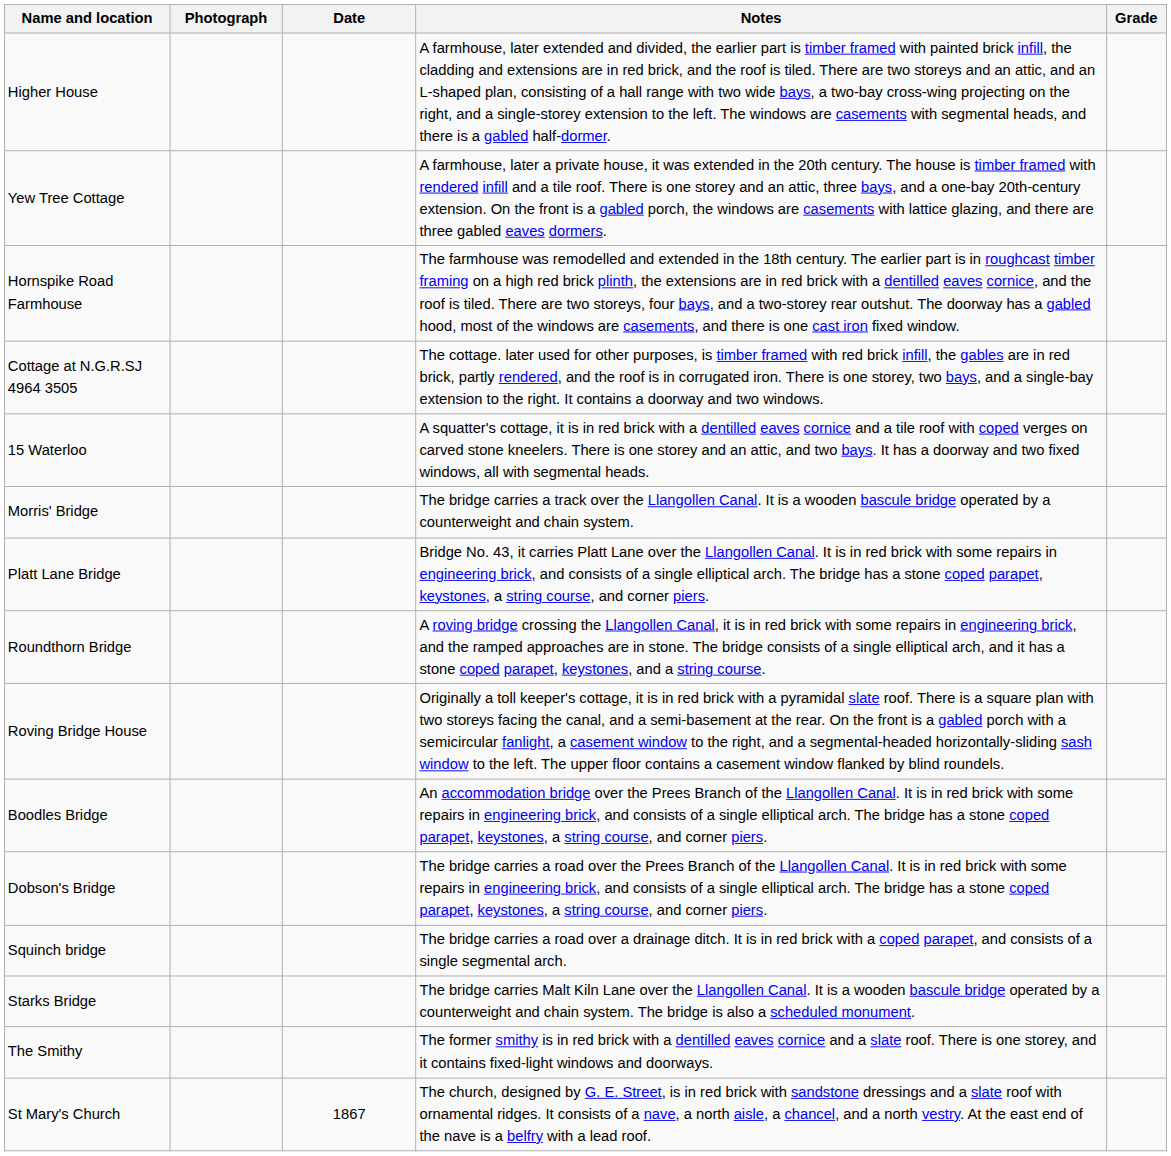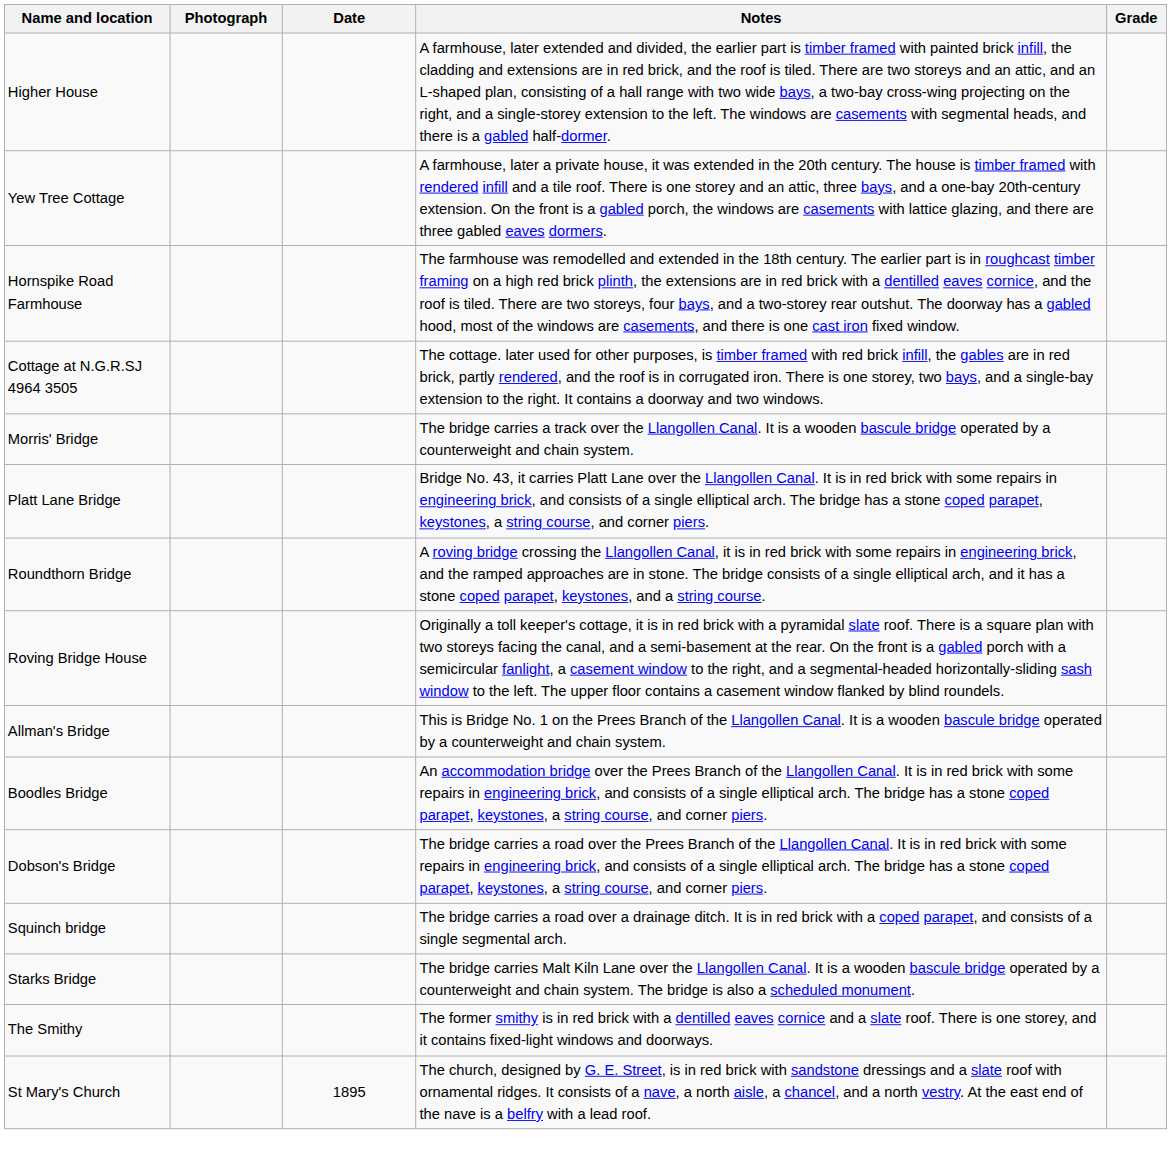- row: (47, 450)
+ row: (59, 731)
(349, 1114) 1867 -> (349, 1092) 1895
